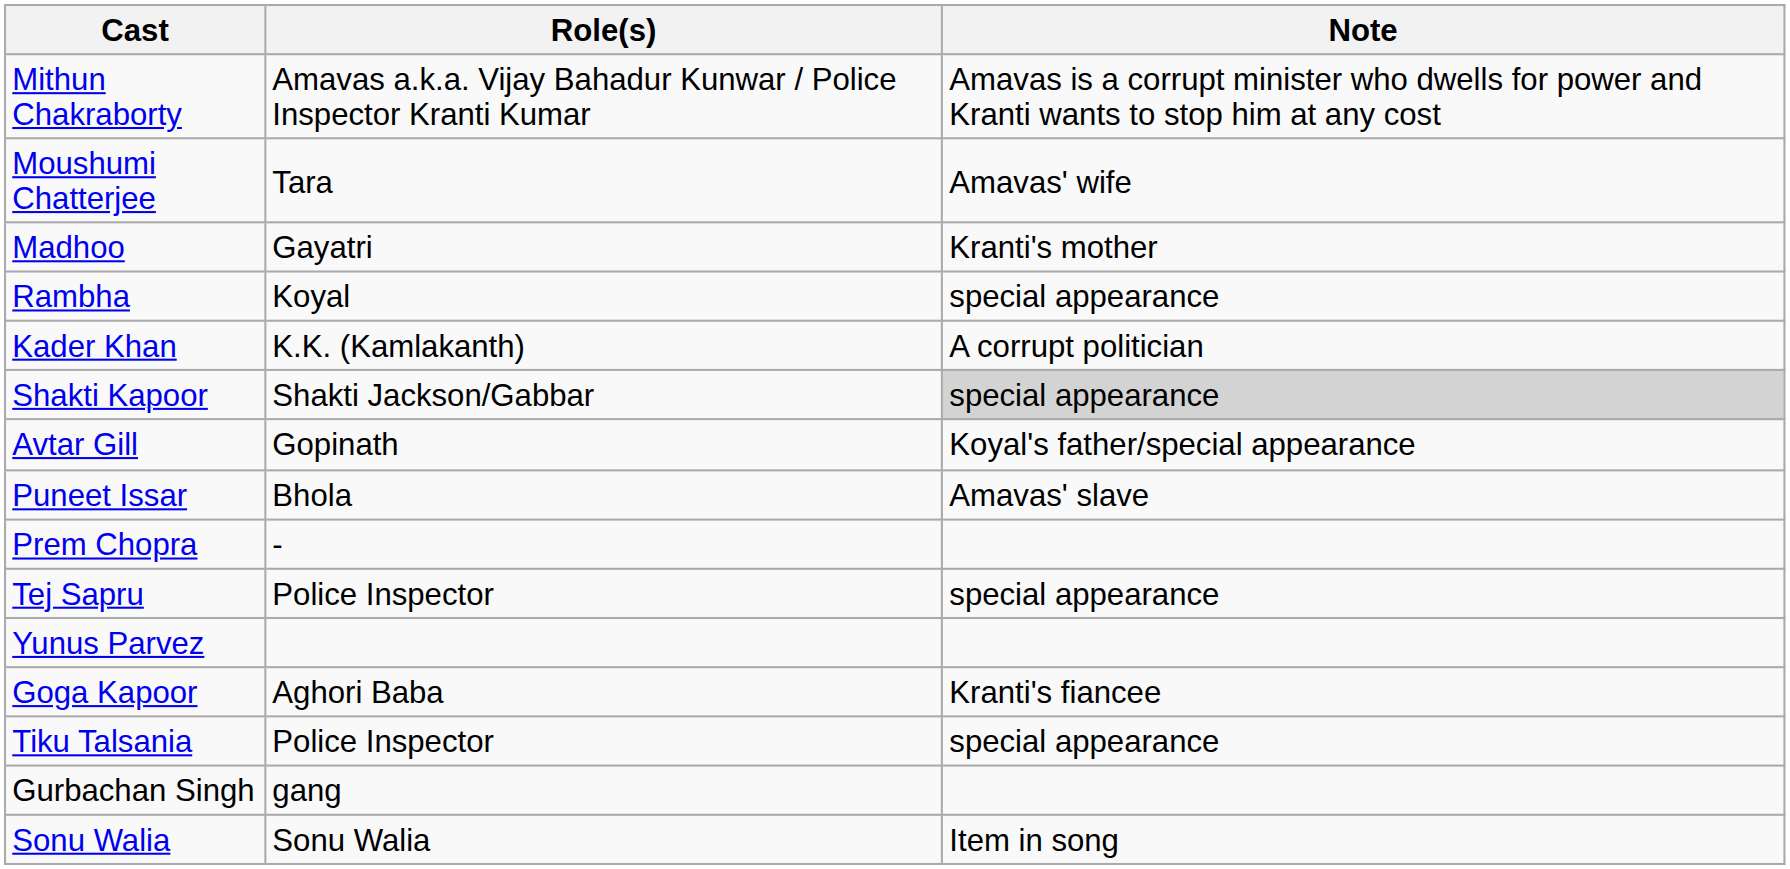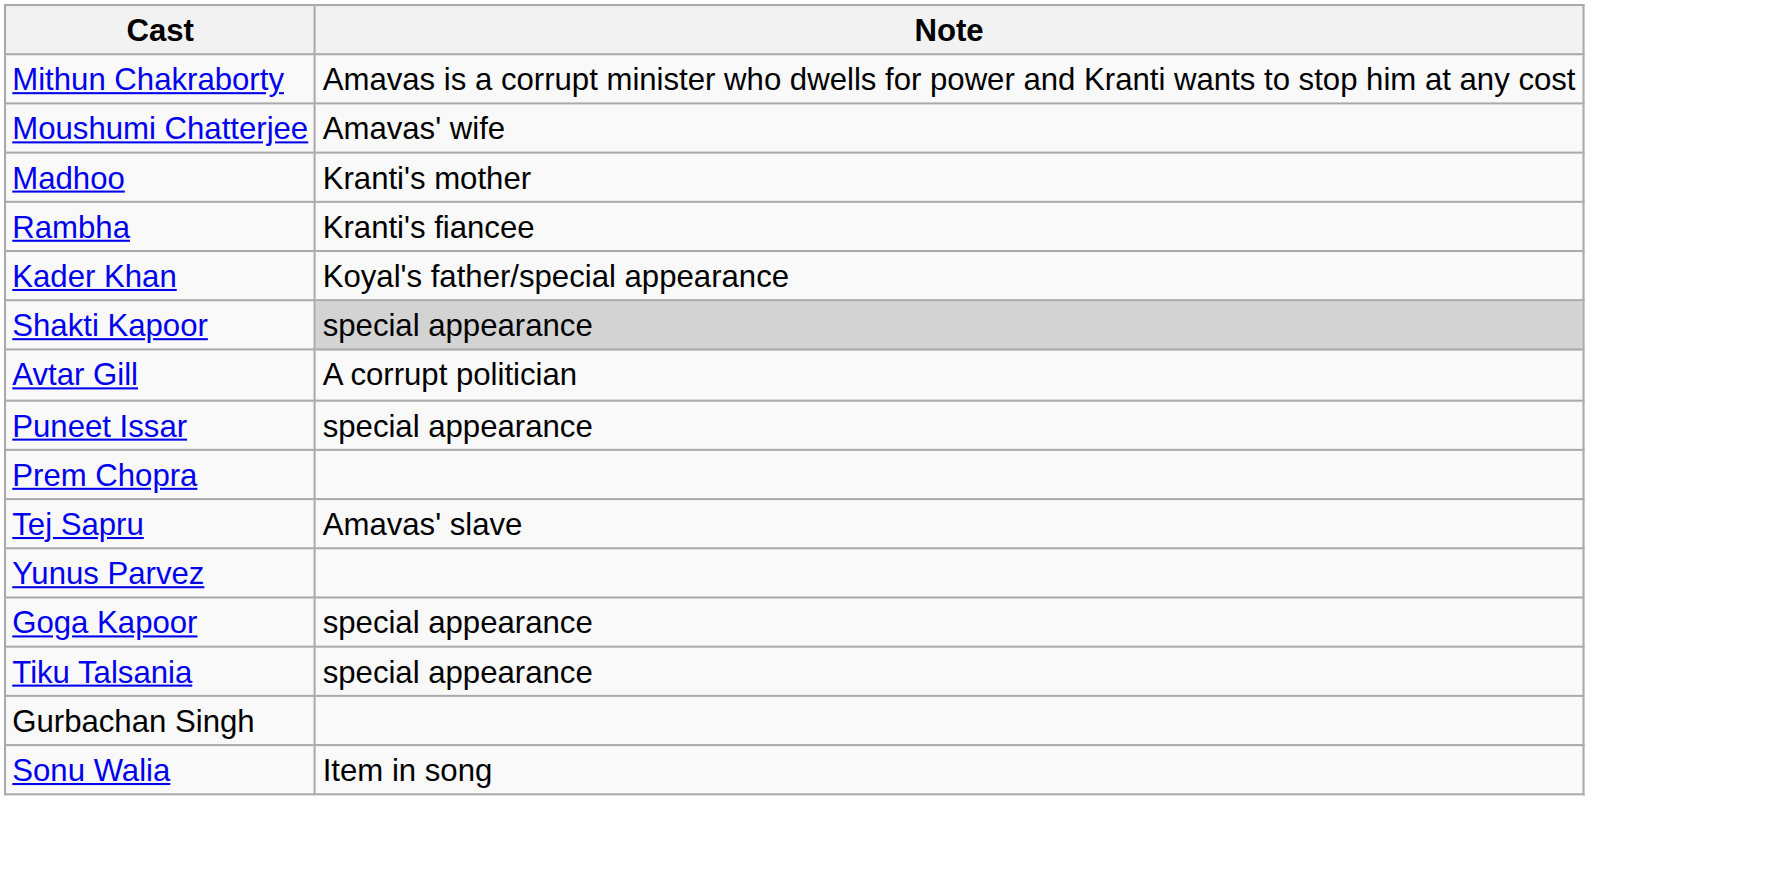- column: (604, 30)
(1084, 297) special appearance -> (429, 227) Kranti's fiancee
(1077, 346) A corrupt politician -> (556, 277) Koyal's father/special appearance
(1183, 445) Koyal's father/special appearance -> (450, 375) A corrupt politician
(1049, 494) Amavas' slave -> (458, 425) special appearance
(1084, 593) special appearance -> (423, 523) Amavas' slave
(1055, 692) Kranti's fiancee -> (458, 622) special appearance
